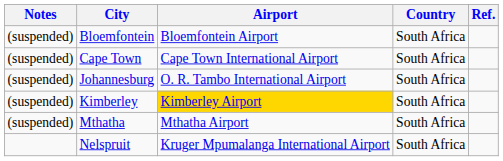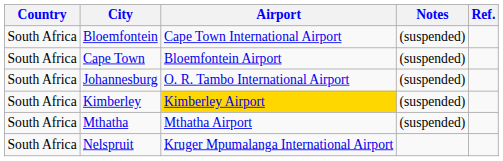columns swapped: (431, 15) <-> (40, 15)
(219, 36) Bloemfontein Airport -> (253, 36) Cape Town International Airport
(249, 58) Cape Town International Airport -> (223, 58) Bloemfontein Airport
